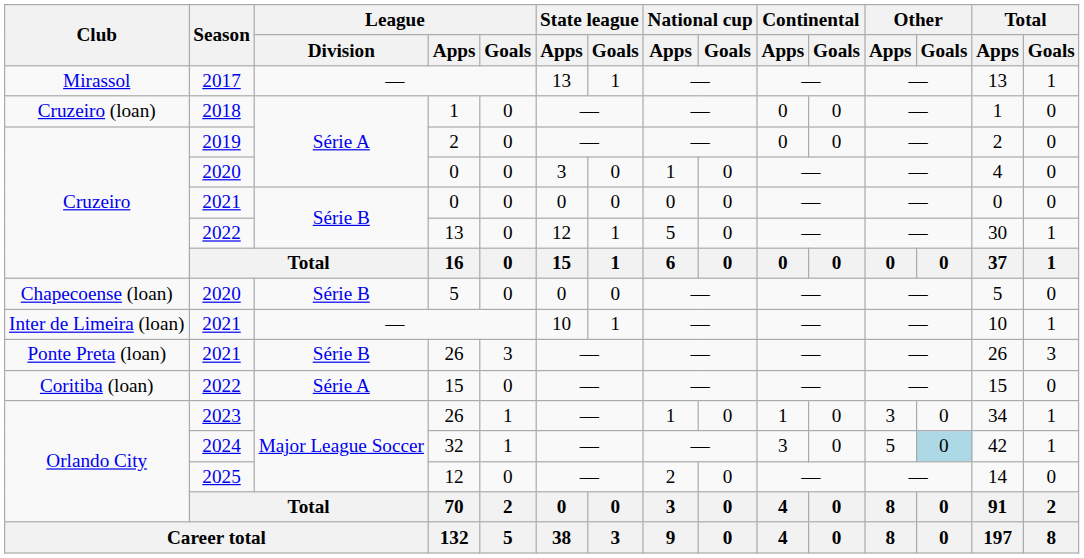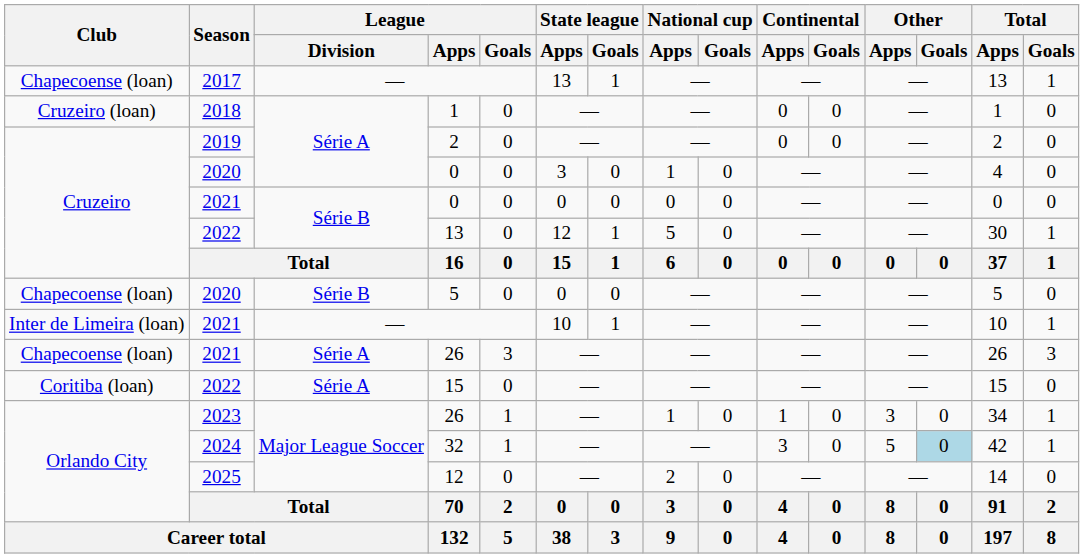(97, 80) Mirassol -> (97, 80) Chapecoense (loan)
(97, 354) Ponte Preta (loan) -> (97, 354) Chapecoense (loan)
(341, 354) Série B -> (341, 354) Série A
